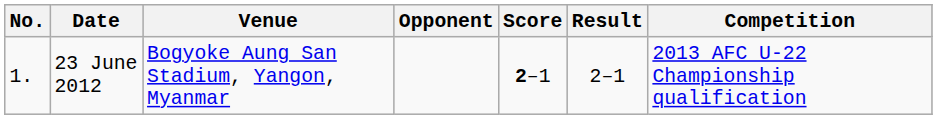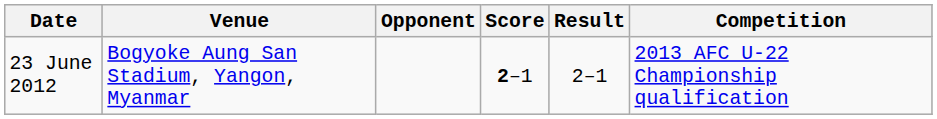- column: (27, 21)
